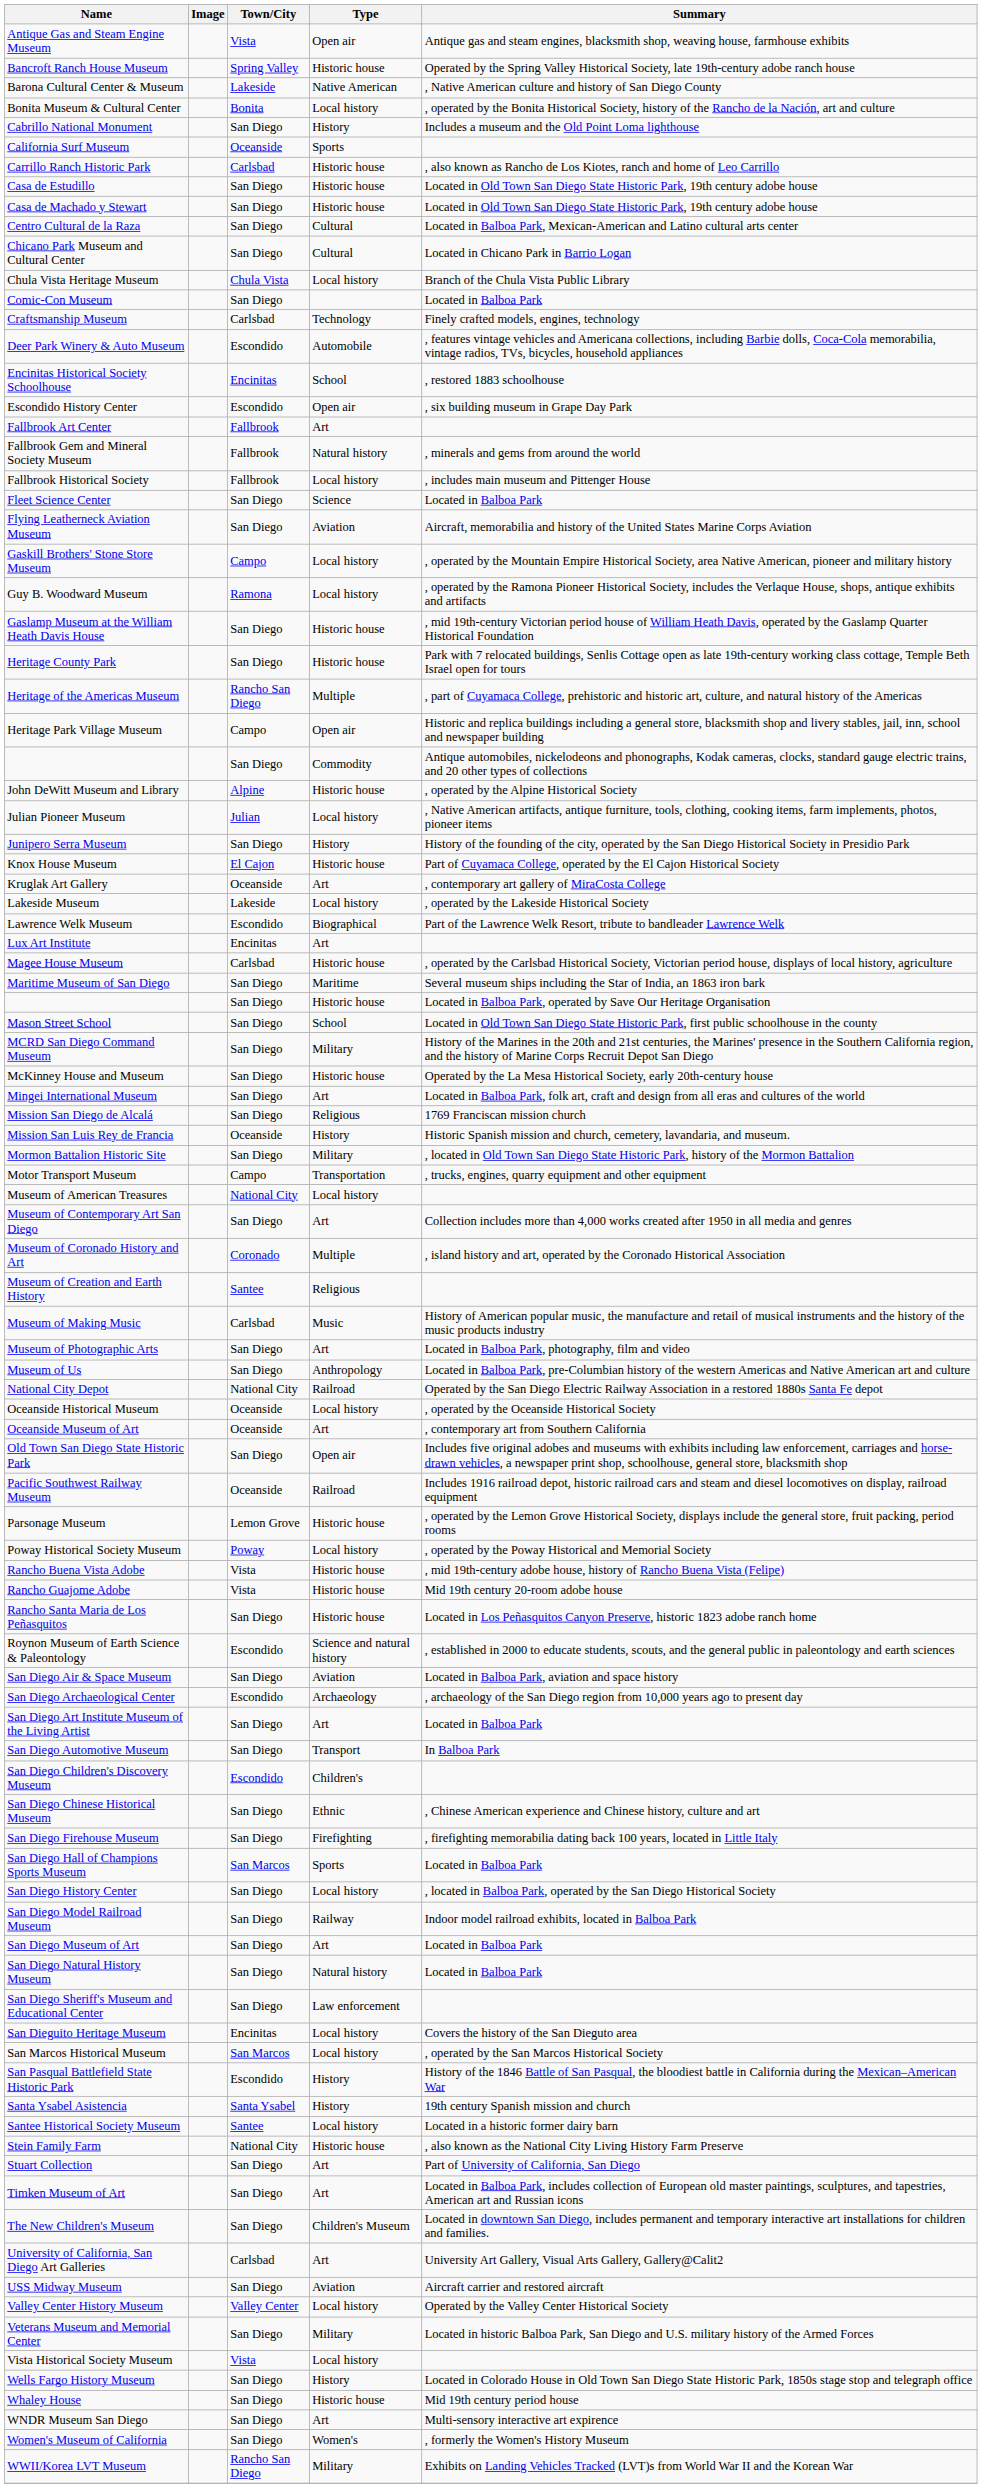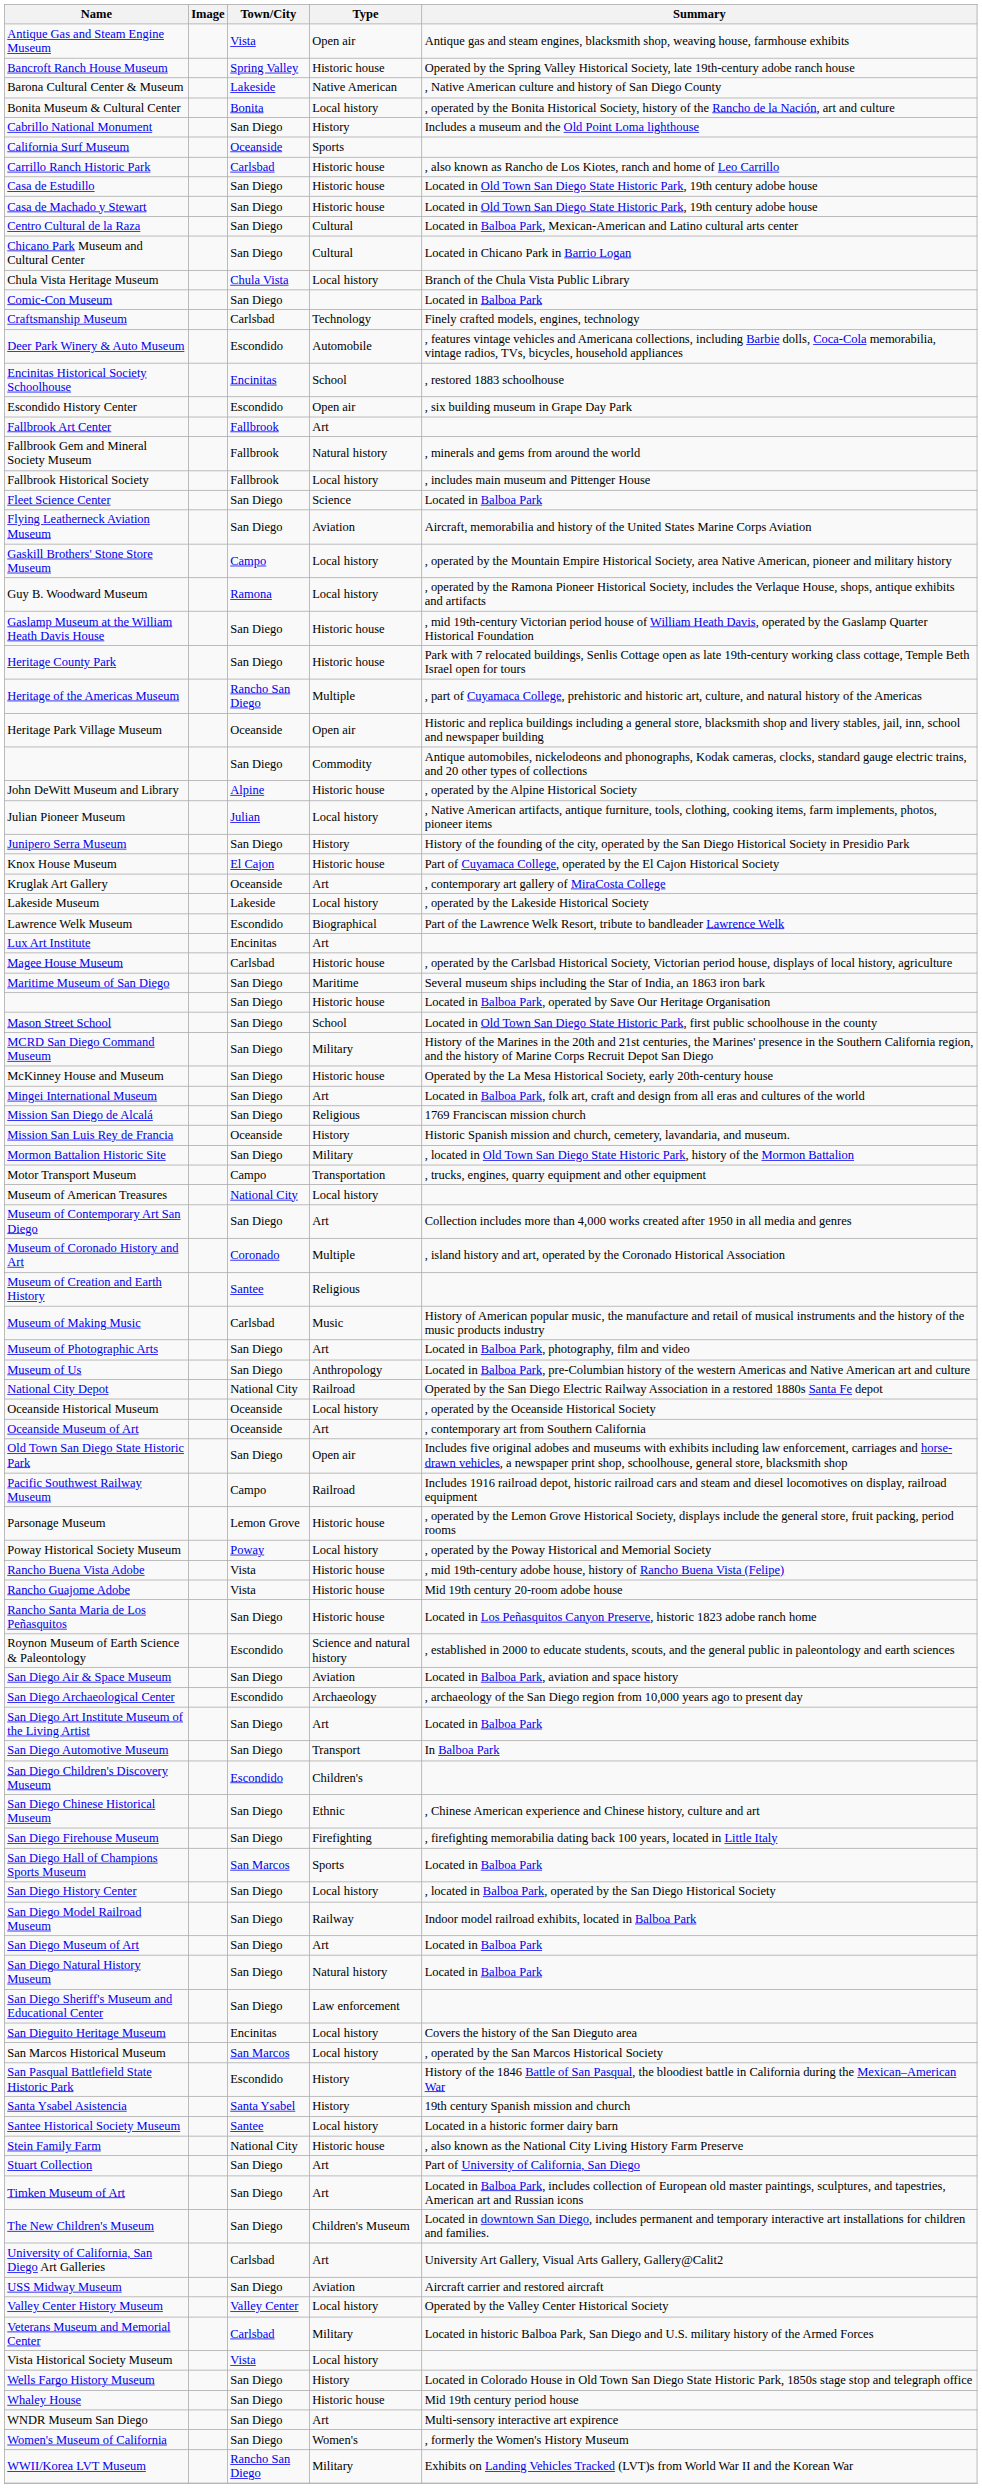(248, 730) Campo -> (256, 730) Oceanside
(256, 1489) Oceanside -> (248, 1489) Campo
(256, 2333) San Diego -> (252, 2333) Carlsbad
